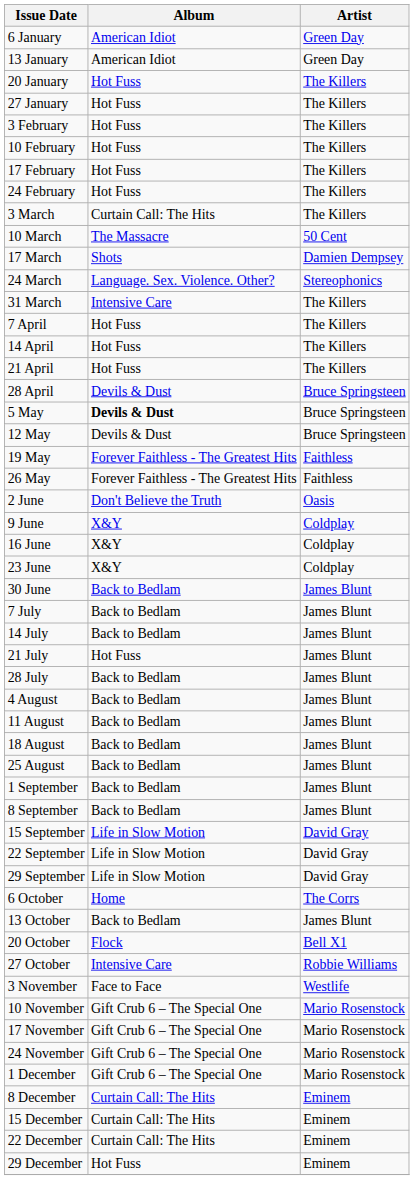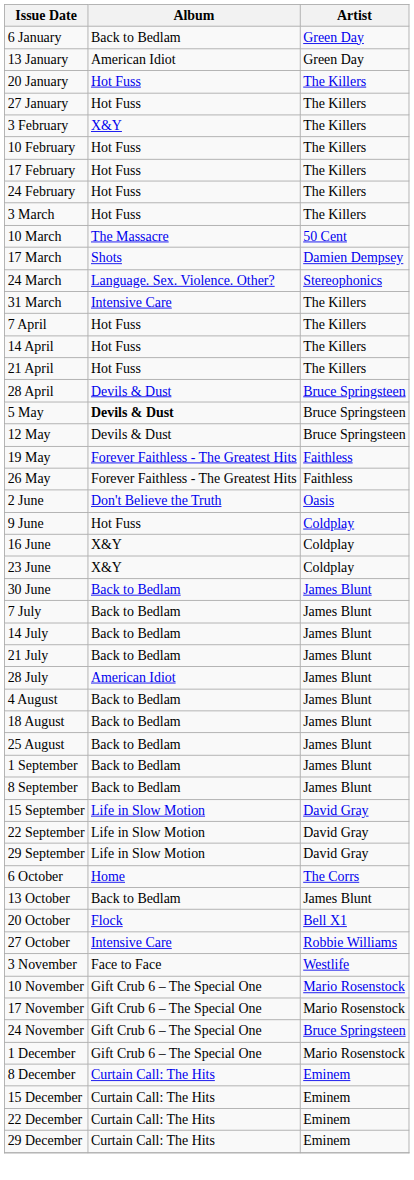(133, 37) American Idiot -> (136, 37) Back to Bedlam
(116, 125) Hot Fuss -> (106, 125) X&Y
(153, 214) Curtain Call: The Hits -> (116, 214) Hot Fuss
(106, 523) X&Y -> (116, 523) Hot Fuss
(116, 655) Hot Fuss -> (136, 655) Back to Bedlam
(136, 677) Back to Bedlam -> (133, 677) American Idiot
- row: (36, 721)
(354, 1053) Mario Rosenstock -> (354, 1031) Bruce Springsteen
(116, 1163) Hot Fuss -> (153, 1141) Curtain Call: The Hits
